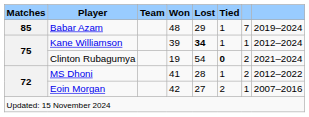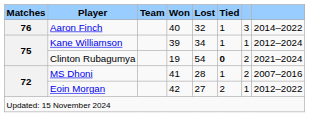- row: (76, 28)
+ row: (76, 28)
(200, 43) bold -> (200, 43) normal
(278, 74) 2012–2022 -> (278, 74) 2007–2016
(278, 89) 2007–2016 -> (278, 89) 2012–2022
